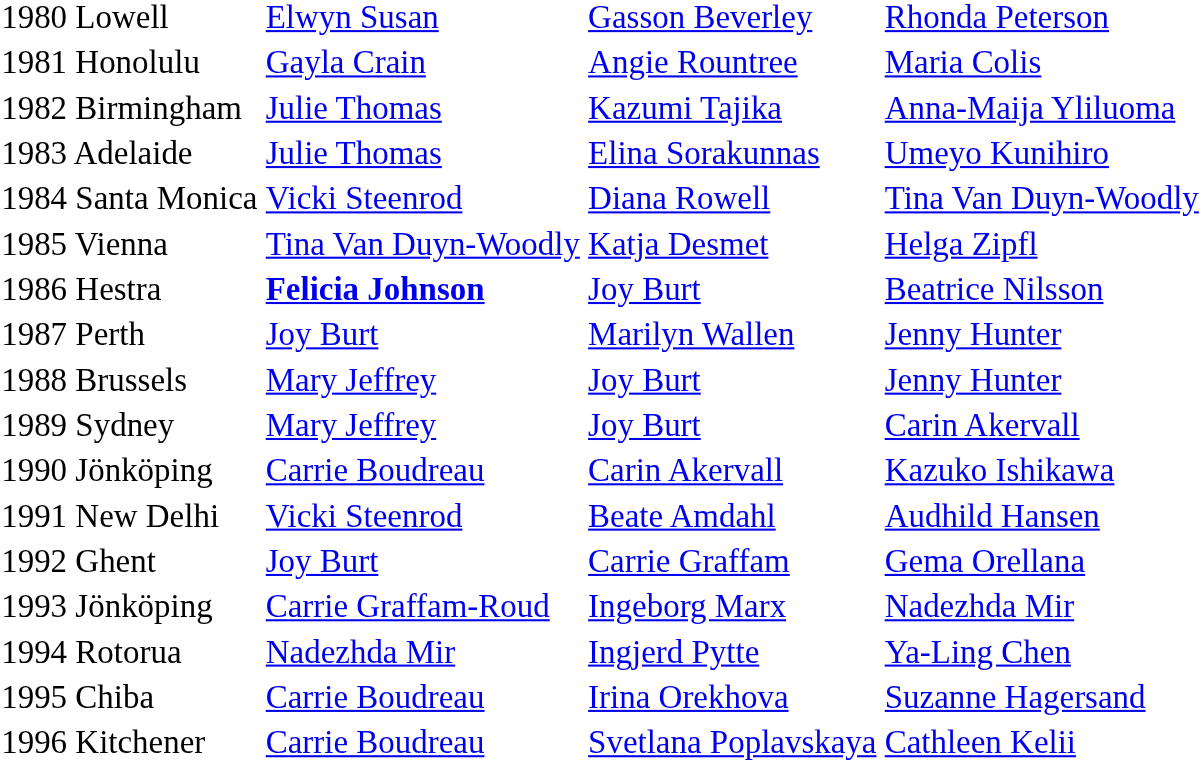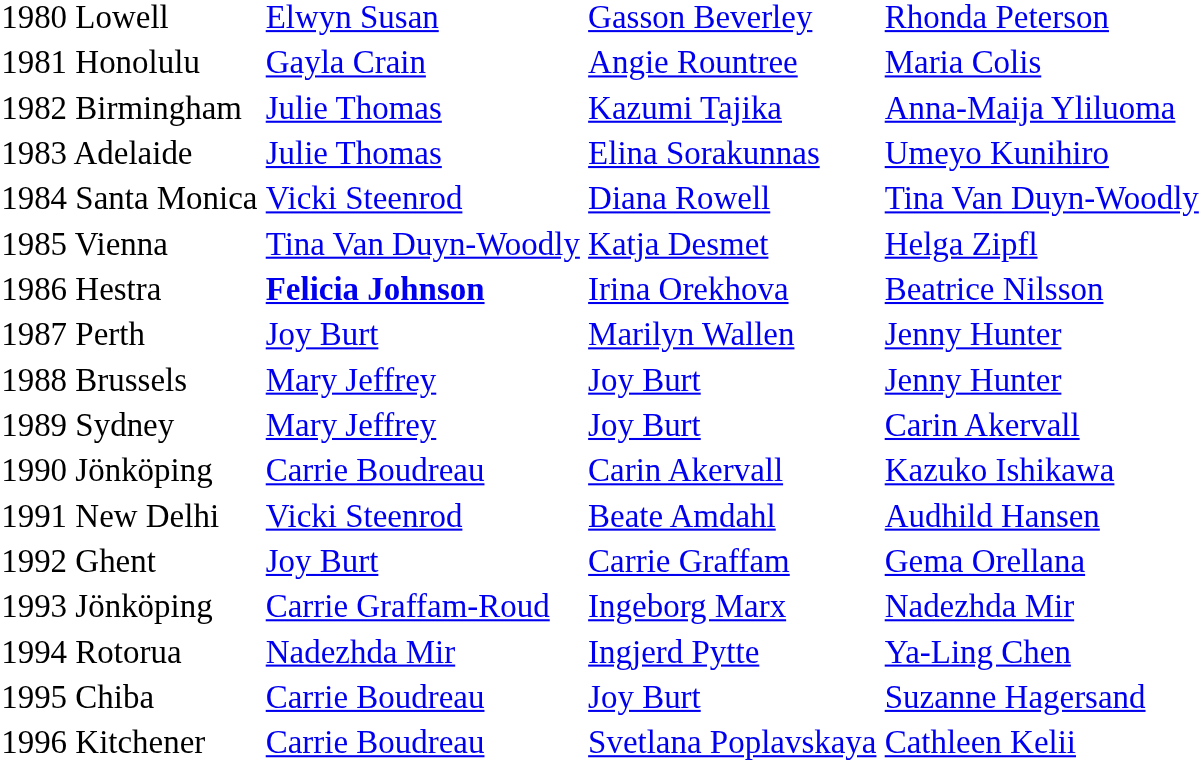(644, 289) Joy Burt -> (688, 289) Irina Orekhova
(688, 696) Irina Orekhova -> (644, 696) Joy Burt
